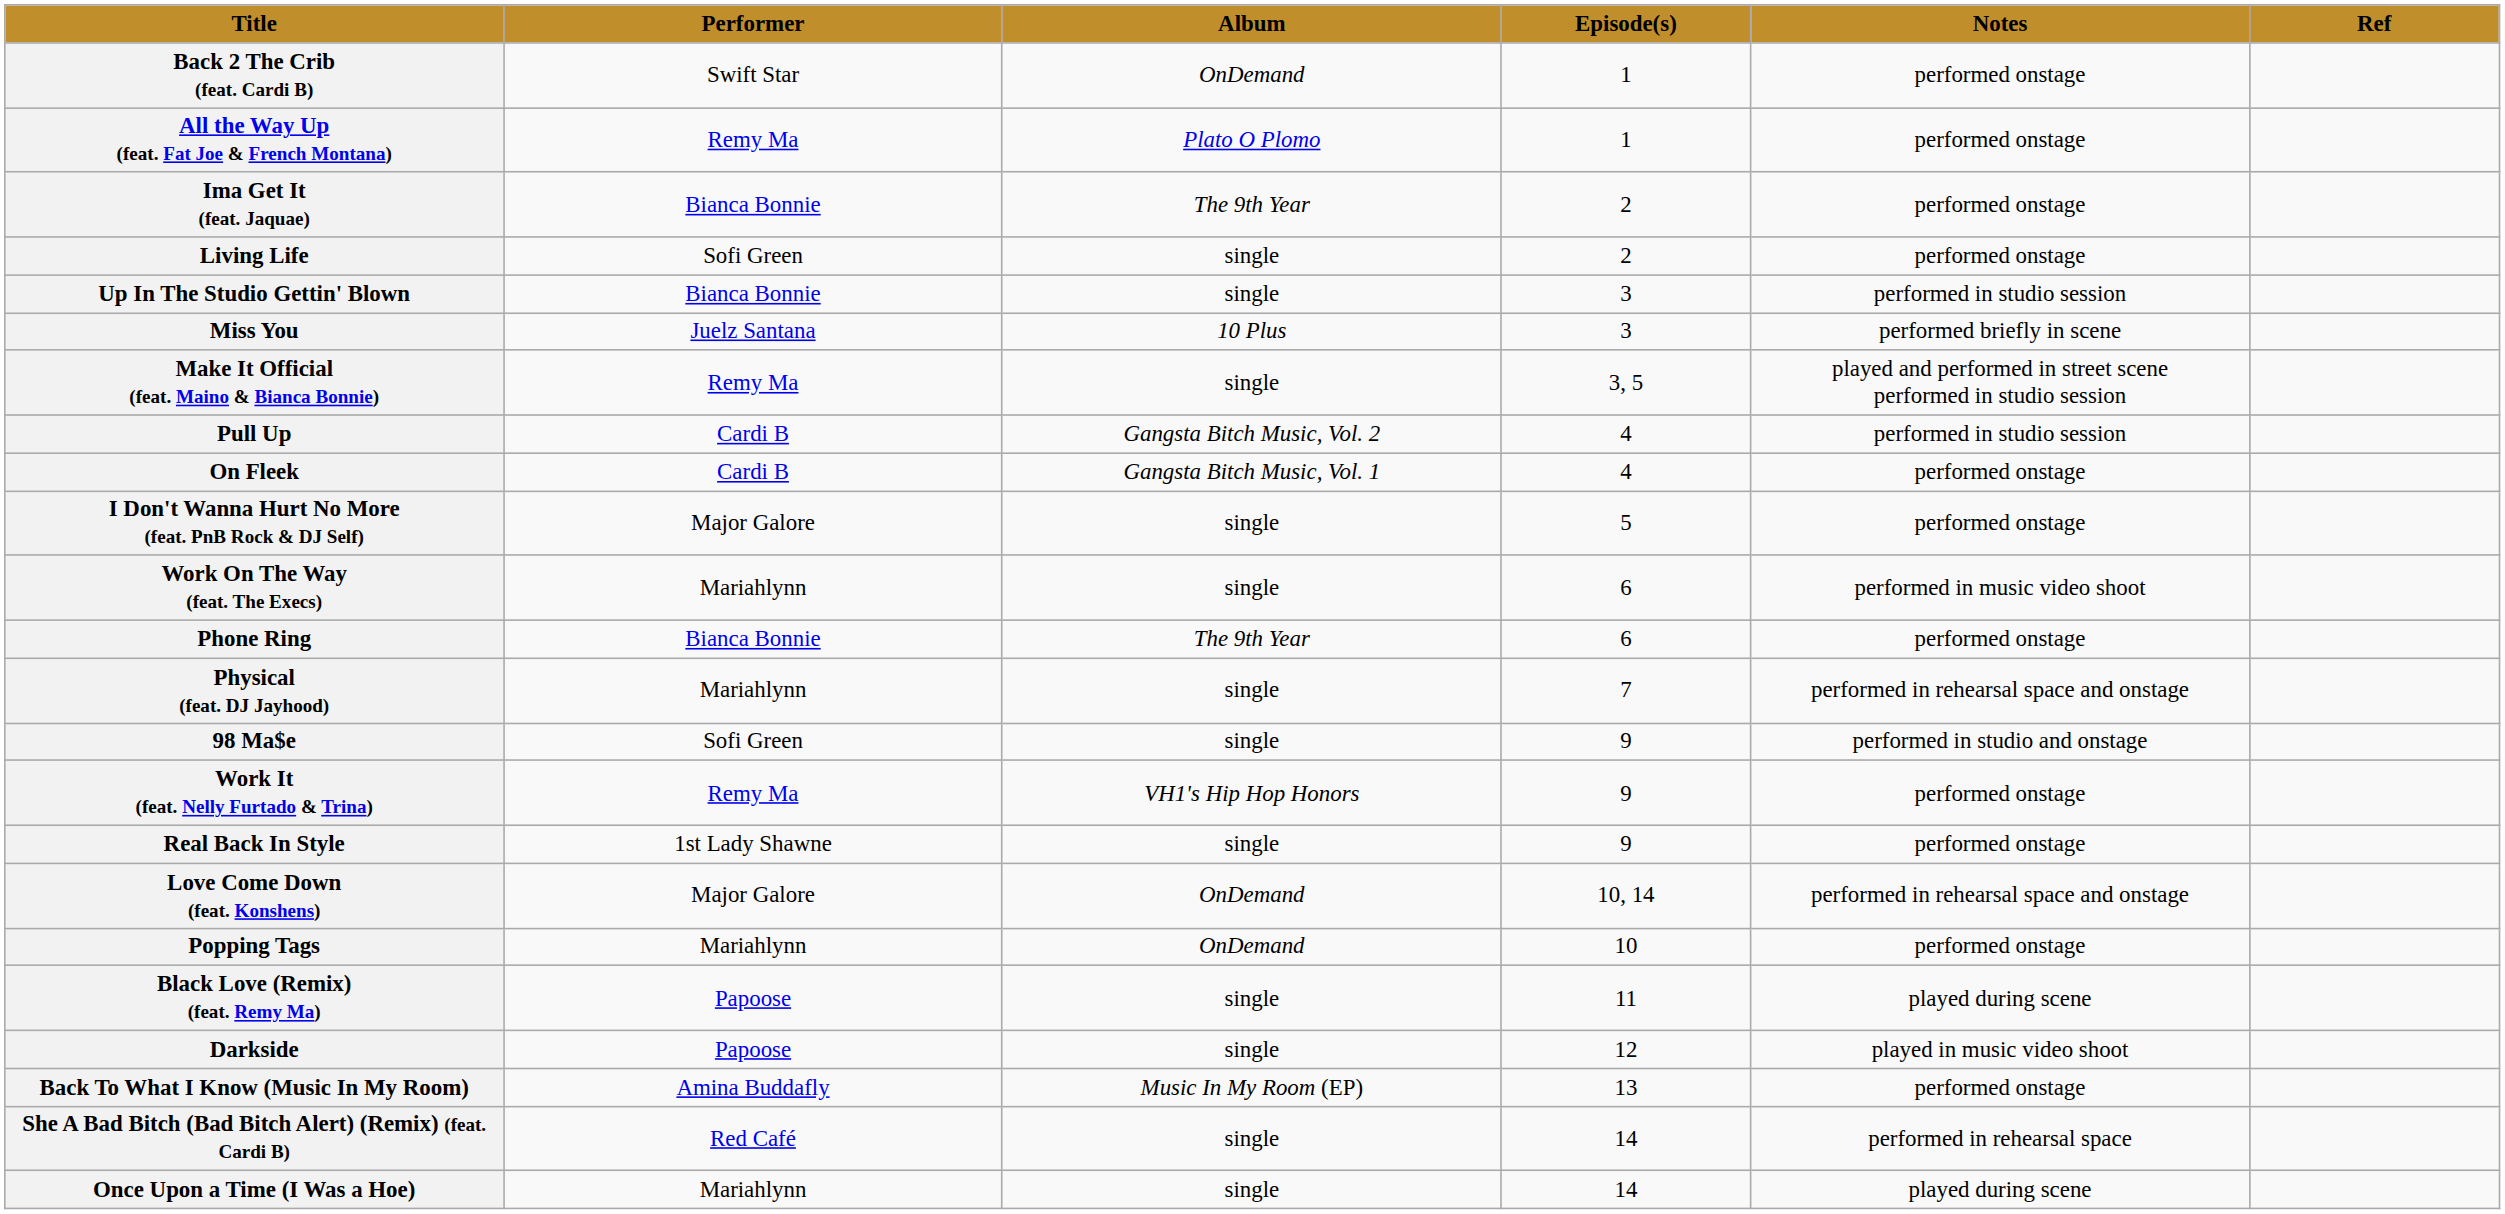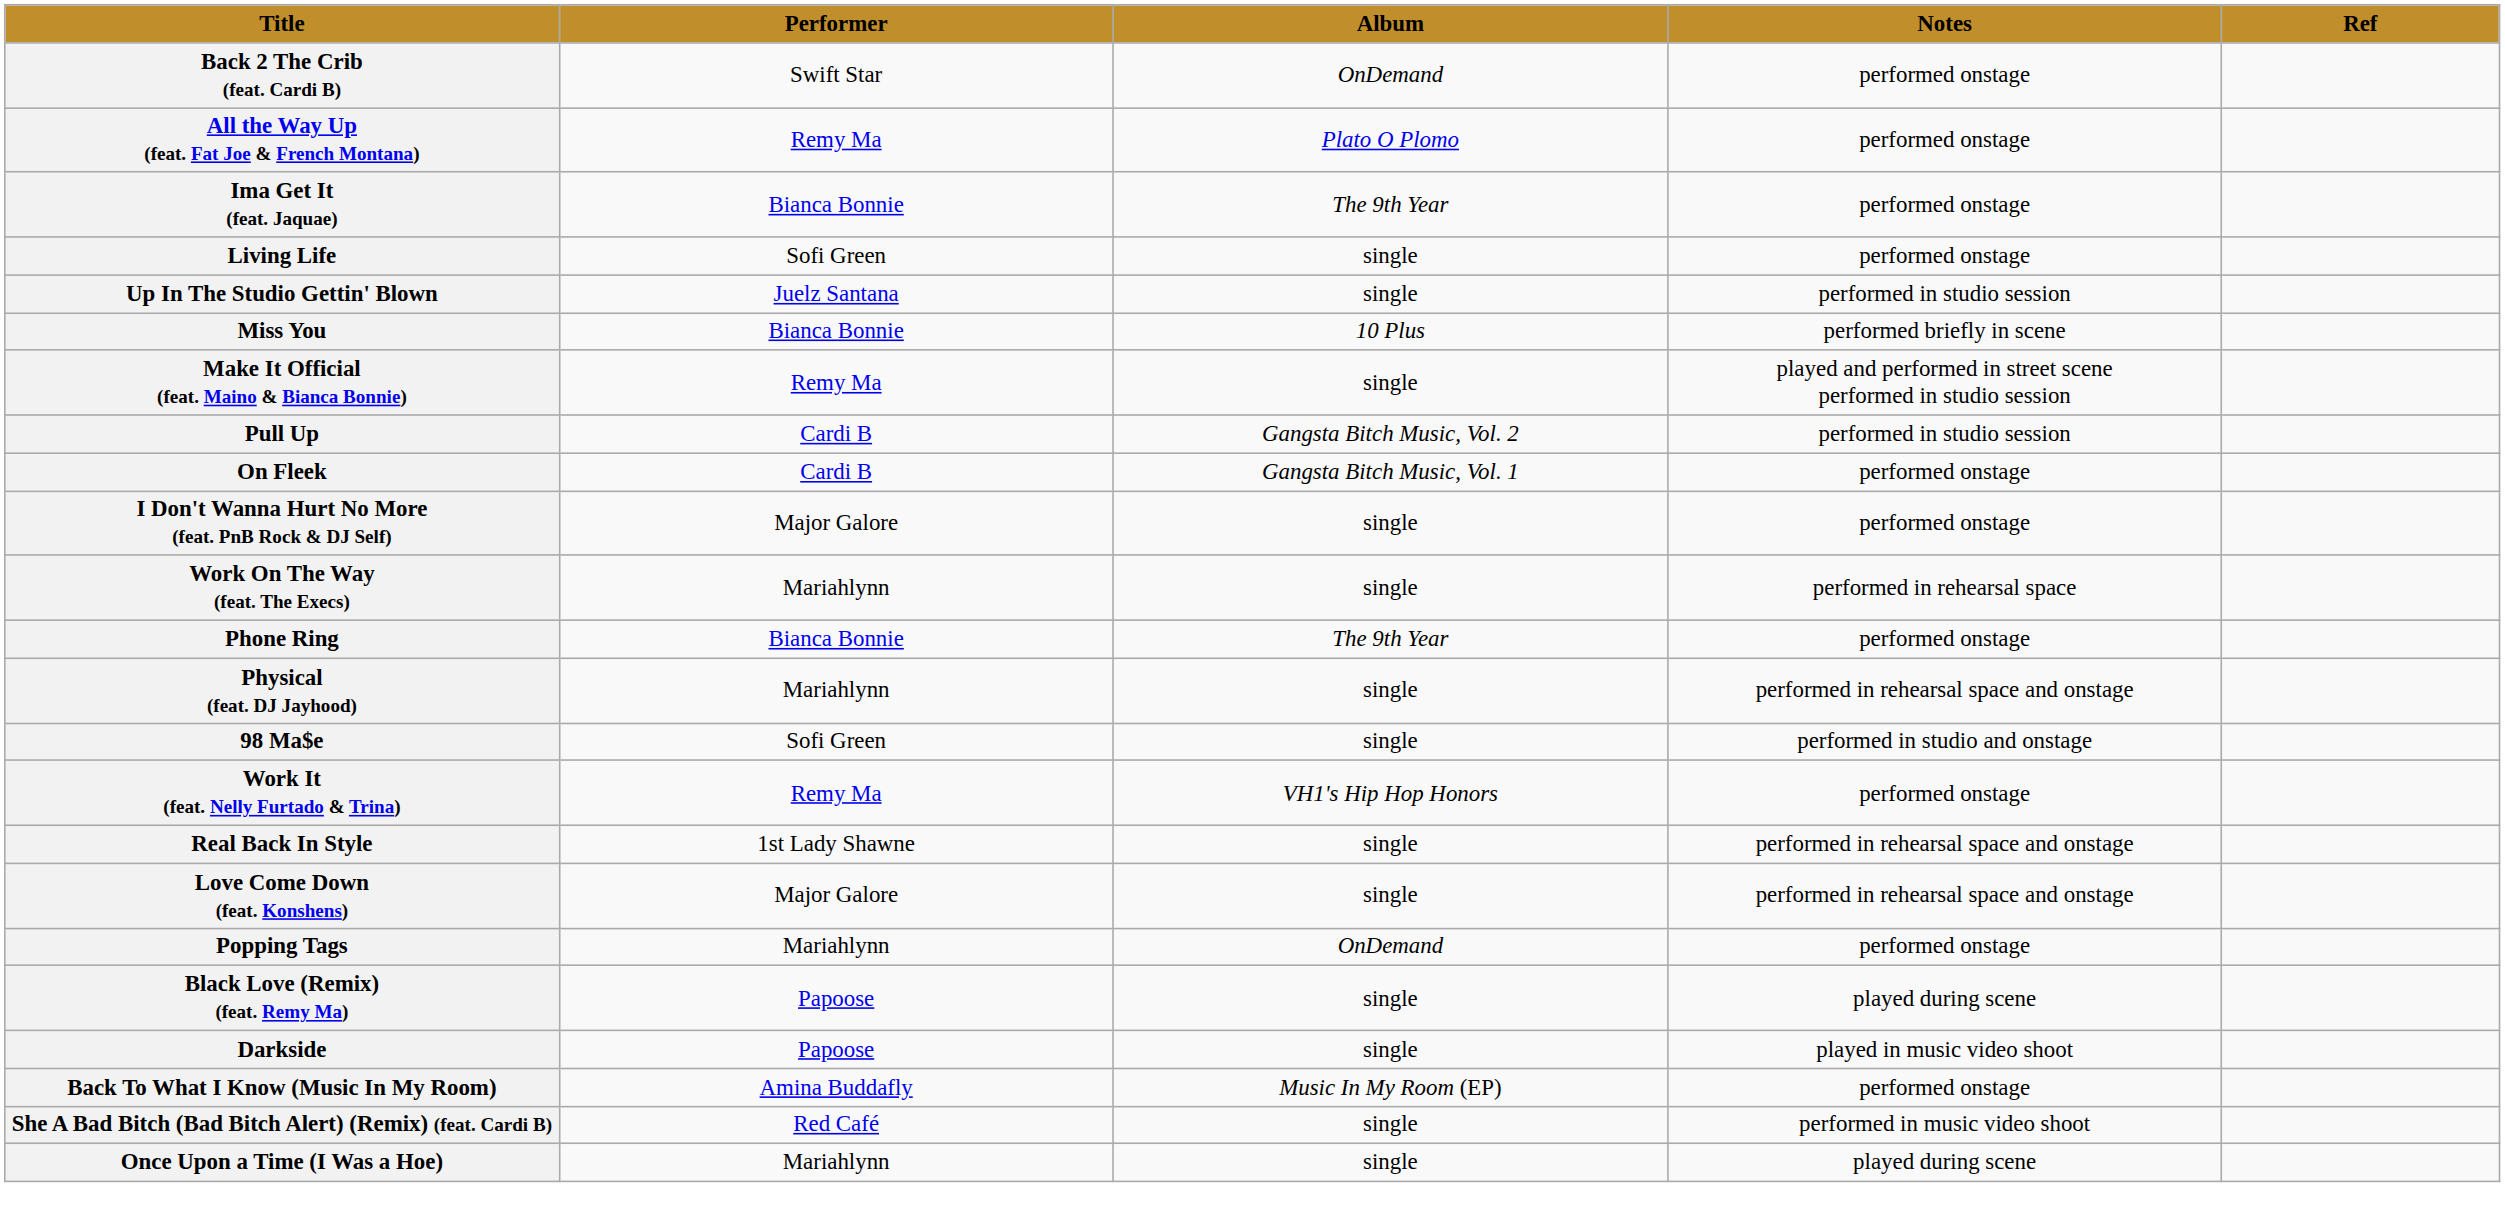- column: (1626, 23)
(753, 293) Bianca Bonnie -> (836, 293) Juelz Santana
(753, 331) Juelz Santana -> (836, 331) Bianca Bonnie
(2000, 587) performed in music video shoot -> (1945, 587) performed in rehearsal space
(2000, 844) performed onstage -> (1945, 844) performed in rehearsal space and onstage
(1252, 895) OnDemand -> (1390, 895) single
(2000, 1138) performed in rehearsal space -> (1945, 1124) performed in music video shoot
